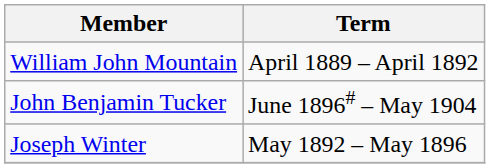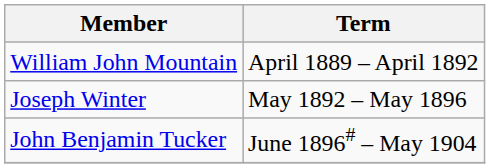rows swapped: (78, 143) <-> (118, 102)
